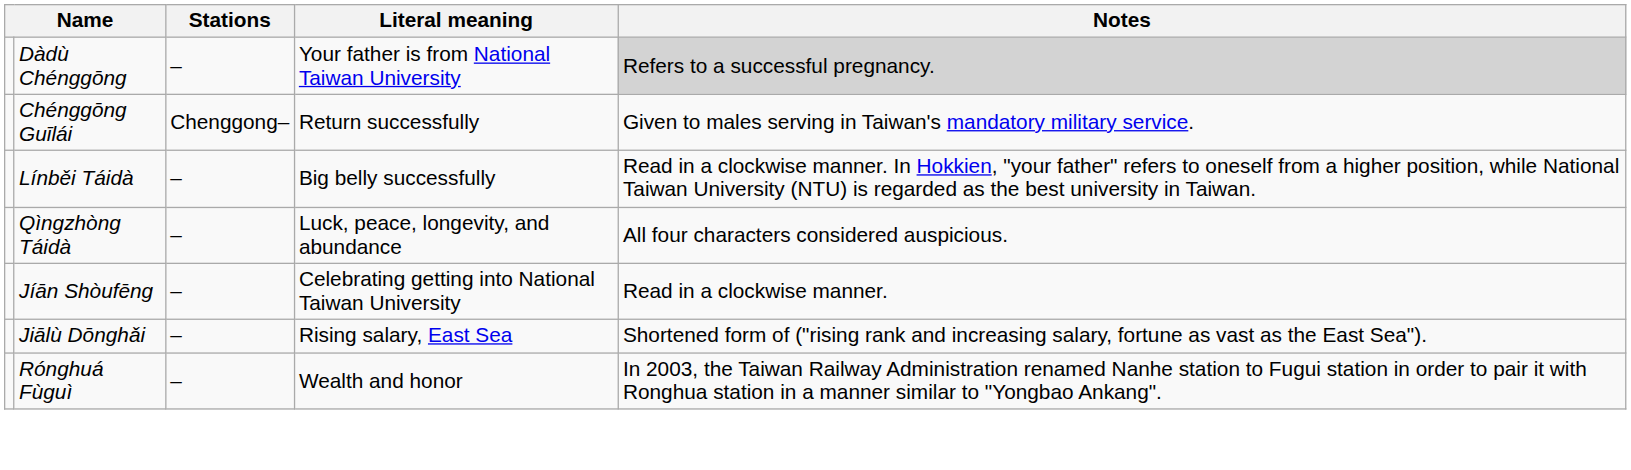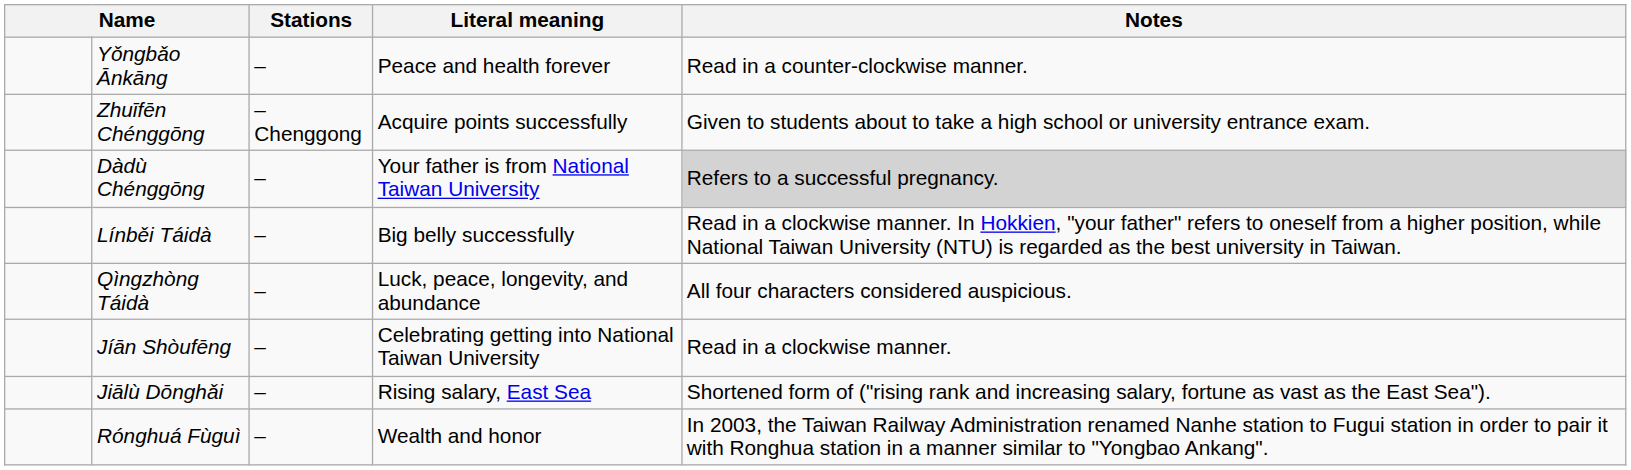+ row: (139, 65)
+ row: (151, 122)
- row: (73, 122)
